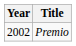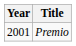(19, 31) 2002 -> (19, 31) 2001
